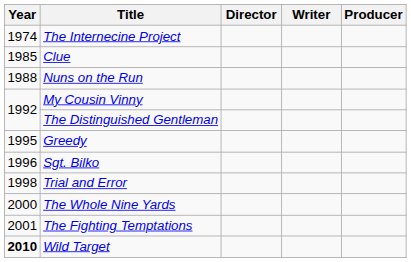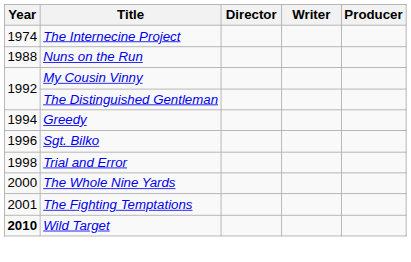- row: (57, 57)
(22, 141) 1995 -> (22, 120) 1994
